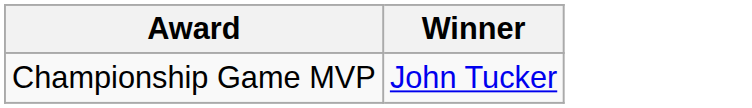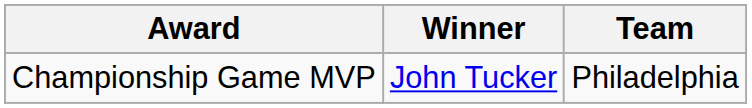+ column: (655, 28)
